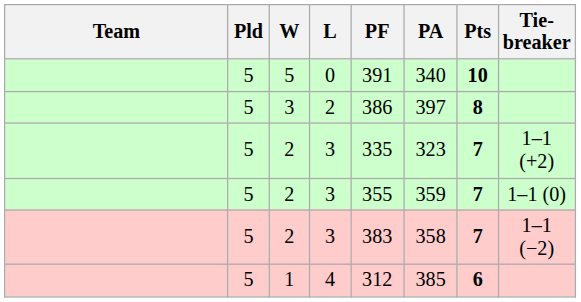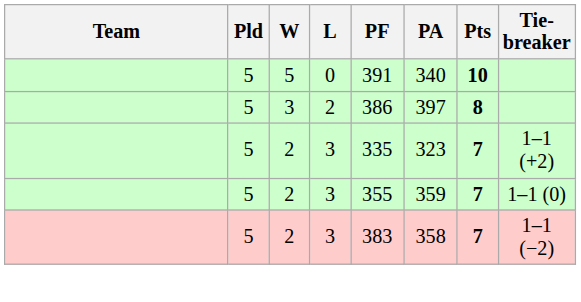- row: (289, 280)
